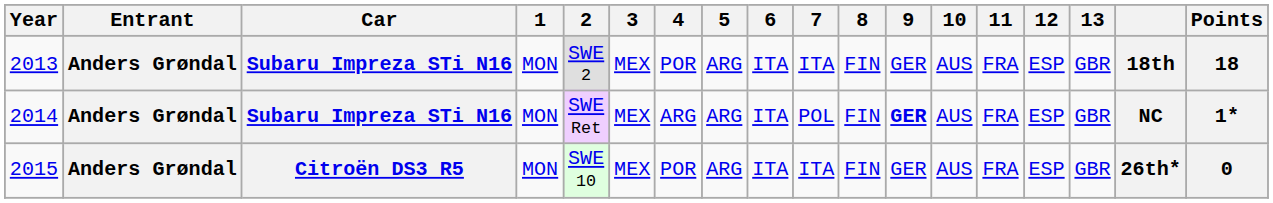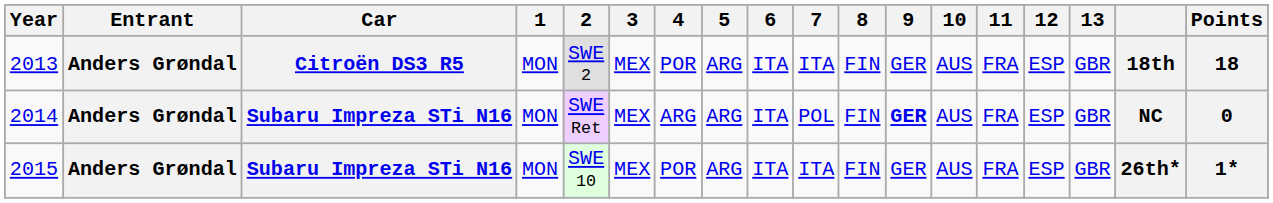(379, 63) Subaru Impreza STi N16 -> (379, 63) Citroën DS3 R5
(1227, 117) 1* -> (1227, 117) 0
(379, 170) Citroën DS3 R5 -> (379, 170) Subaru Impreza STi N16
(1227, 170) 0 -> (1227, 170) 1*
